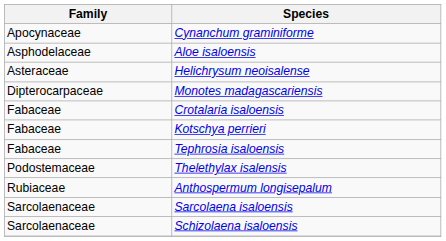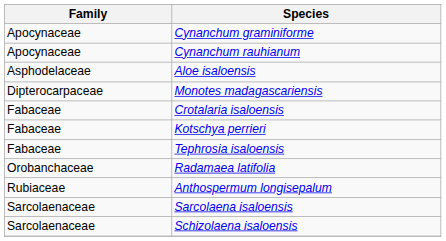+ row: (237, 52)
- row: (242, 71)
+ row: (225, 168)
- row: (231, 168)
